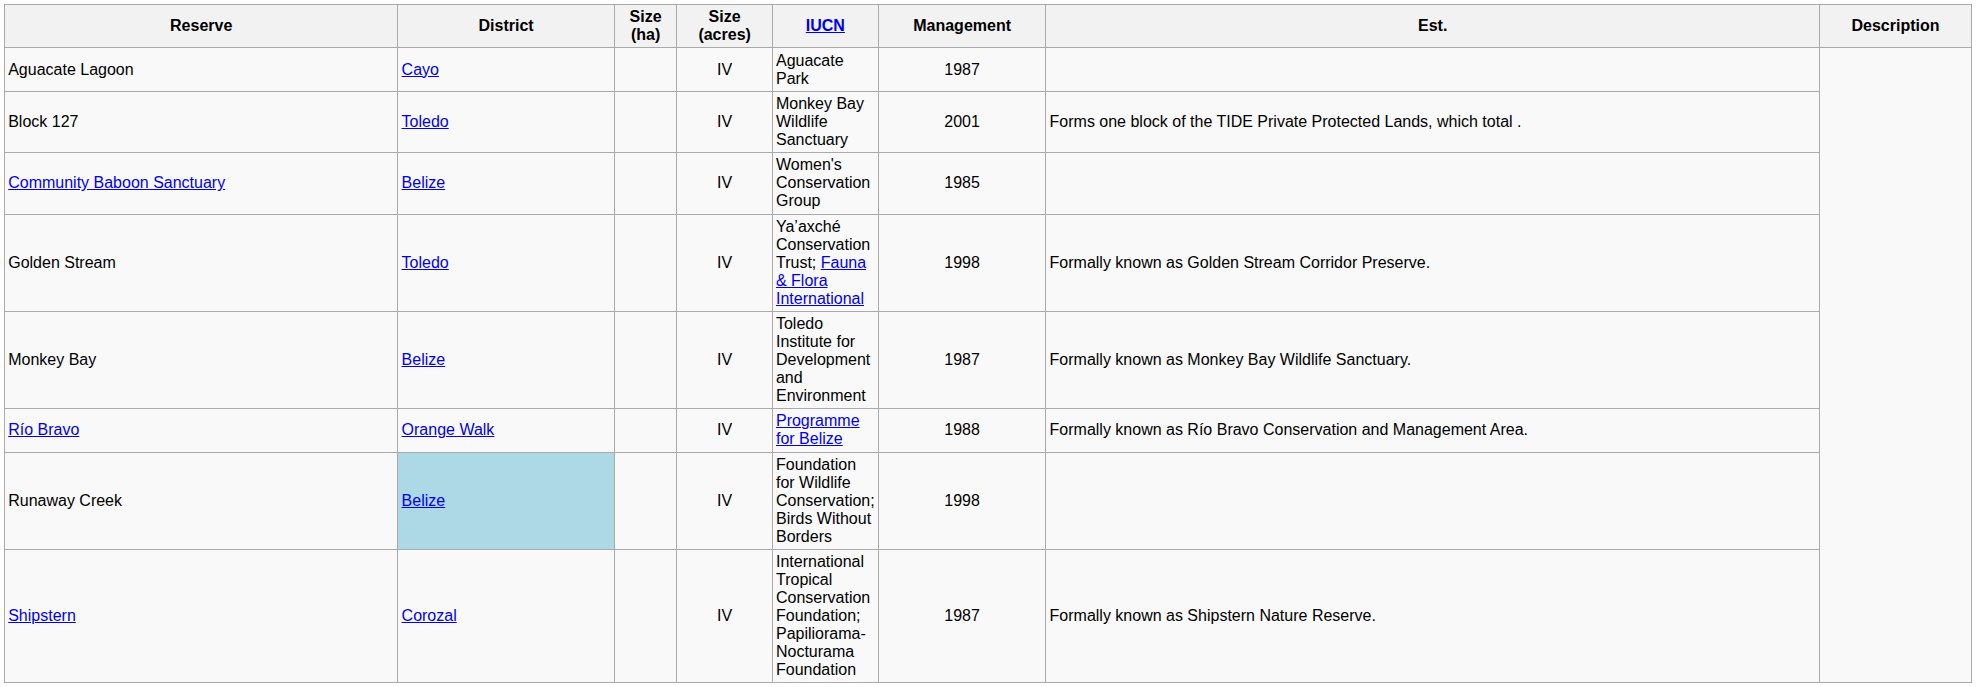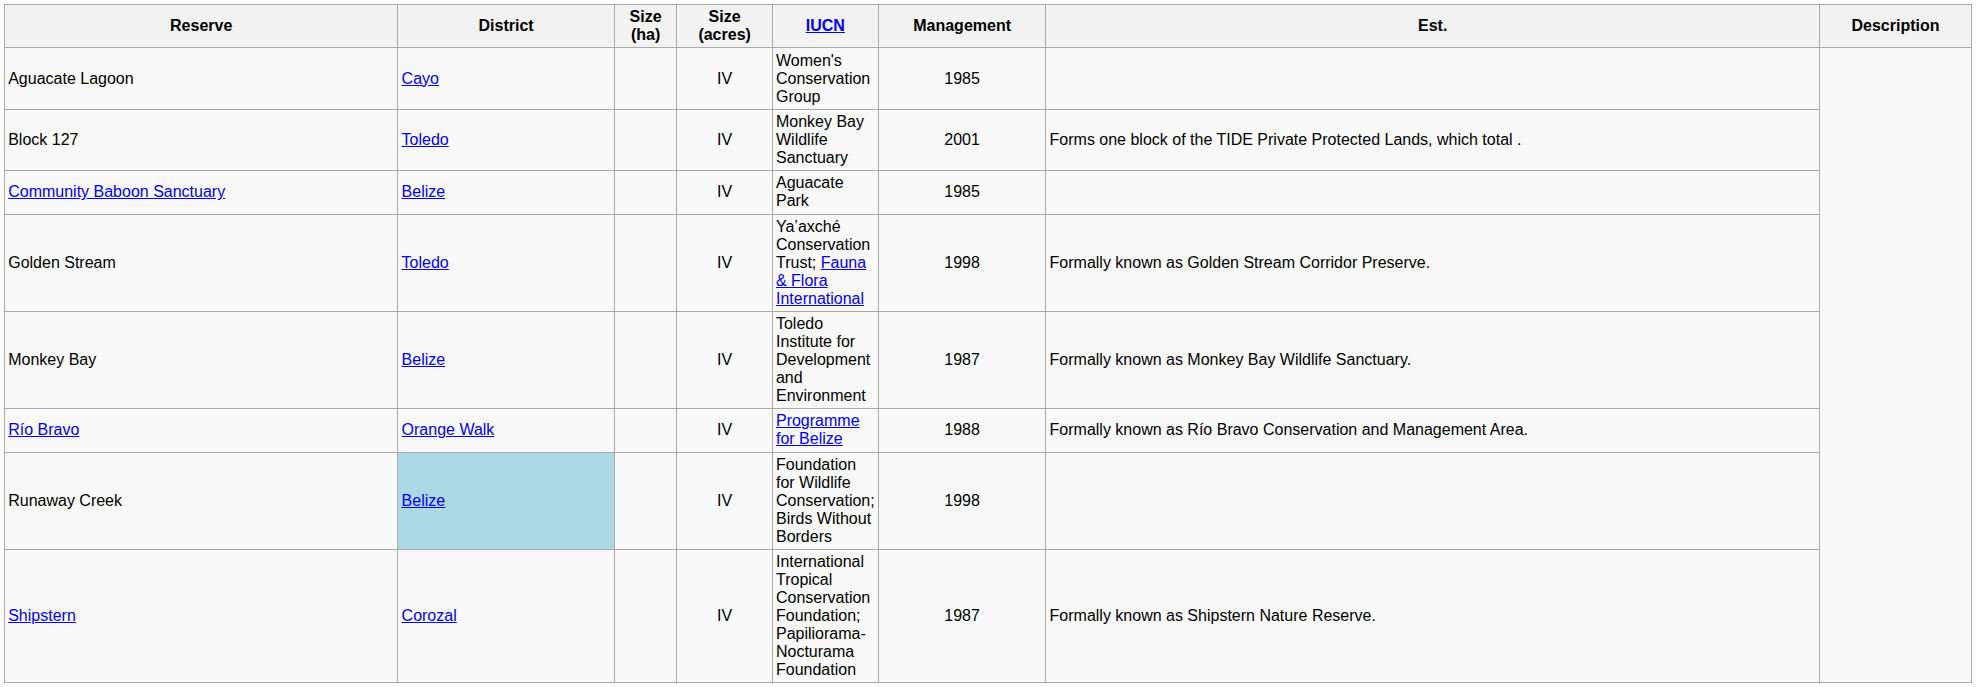(810, 69) Aguacate Park -> (823, 78) Women's Conservation Group
(962, 69) 1987 -> (962, 78) 1985
(823, 183) Women's Conservation Group -> (810, 192) Aguacate Park
